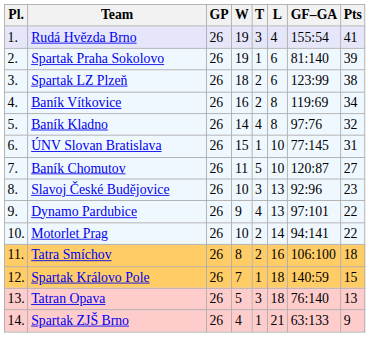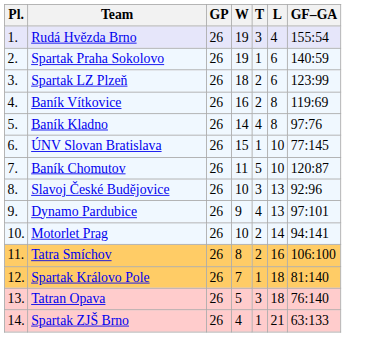- column: (353, 15)
(310, 59) 81:140 -> (310, 59) 140:59
(310, 277) 140:59 -> (310, 277) 81:140
